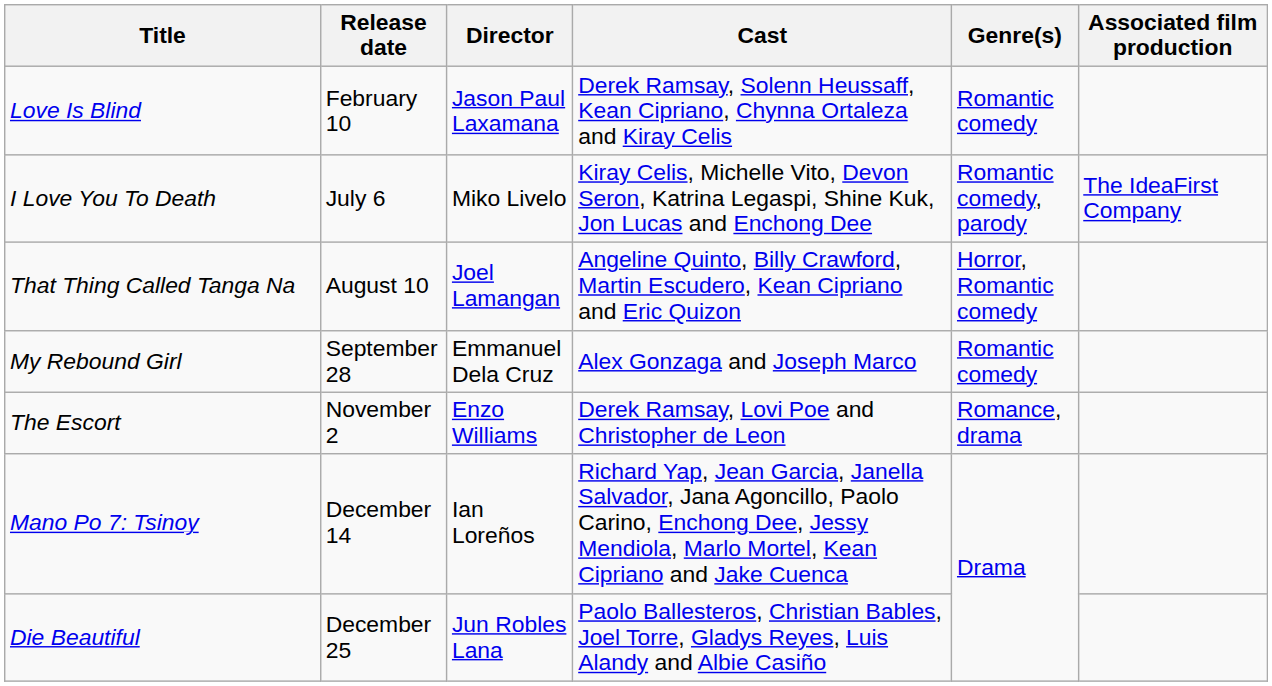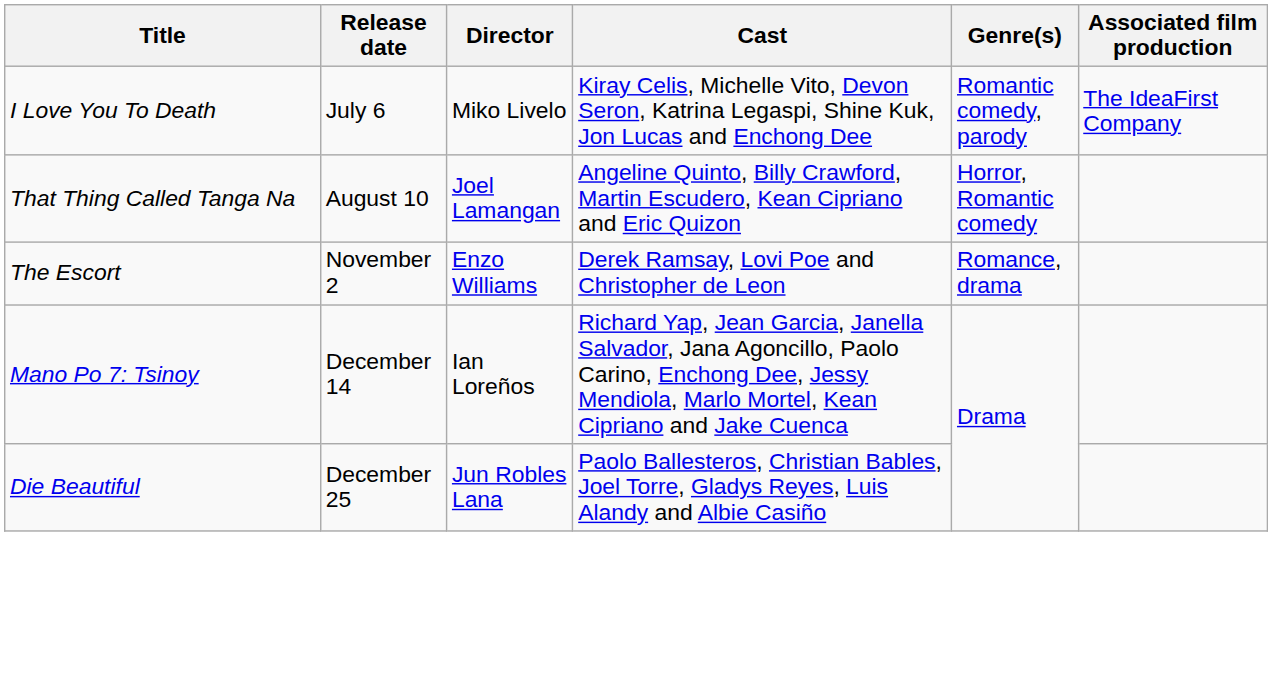- row: (75, 110)
- row: (96, 360)
